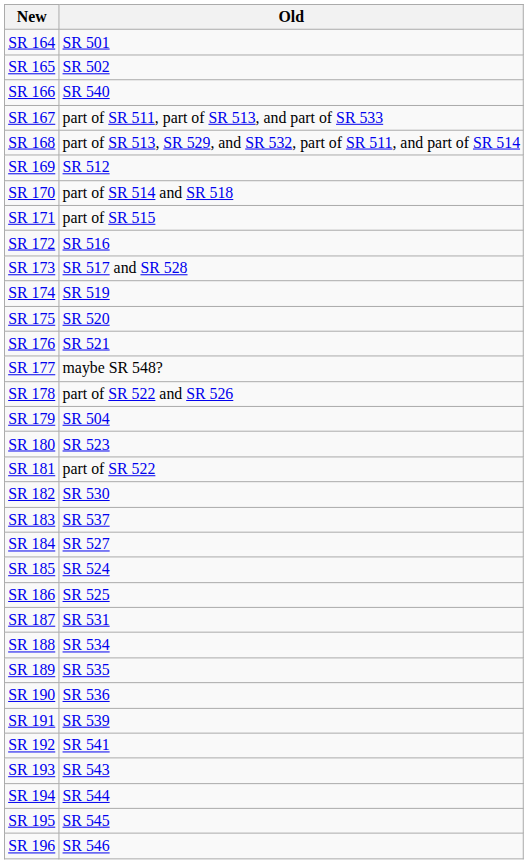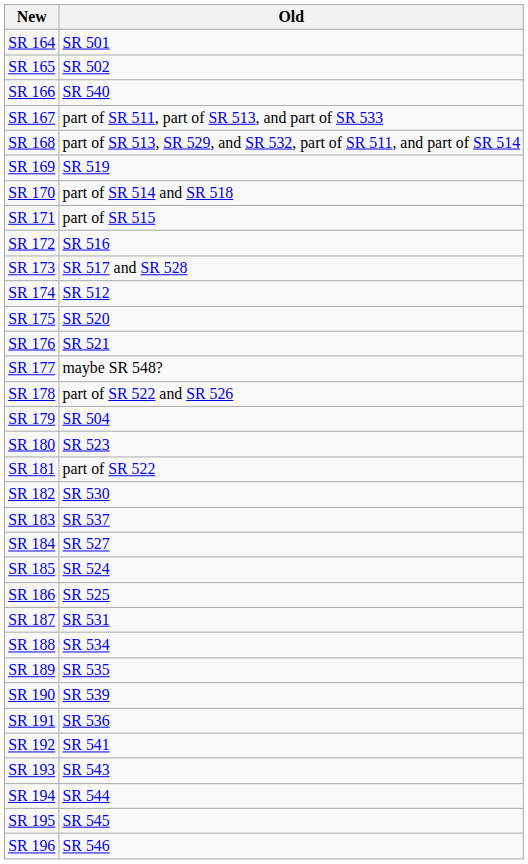(86, 167) SR 512 -> (86, 167) SR 519
(86, 293) SR 519 -> (86, 293) SR 512
(86, 695) SR 536 -> (86, 695) SR 539
(86, 720) SR 539 -> (86, 720) SR 536
